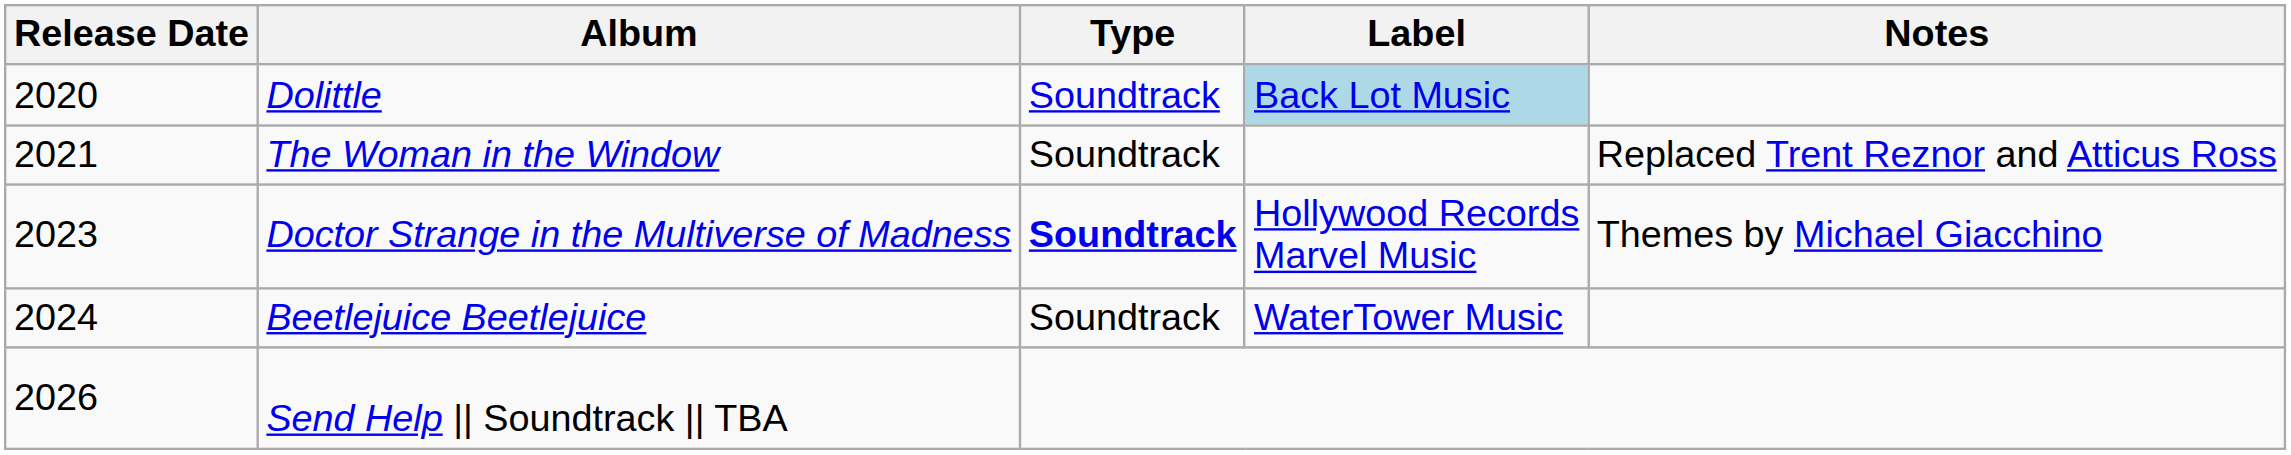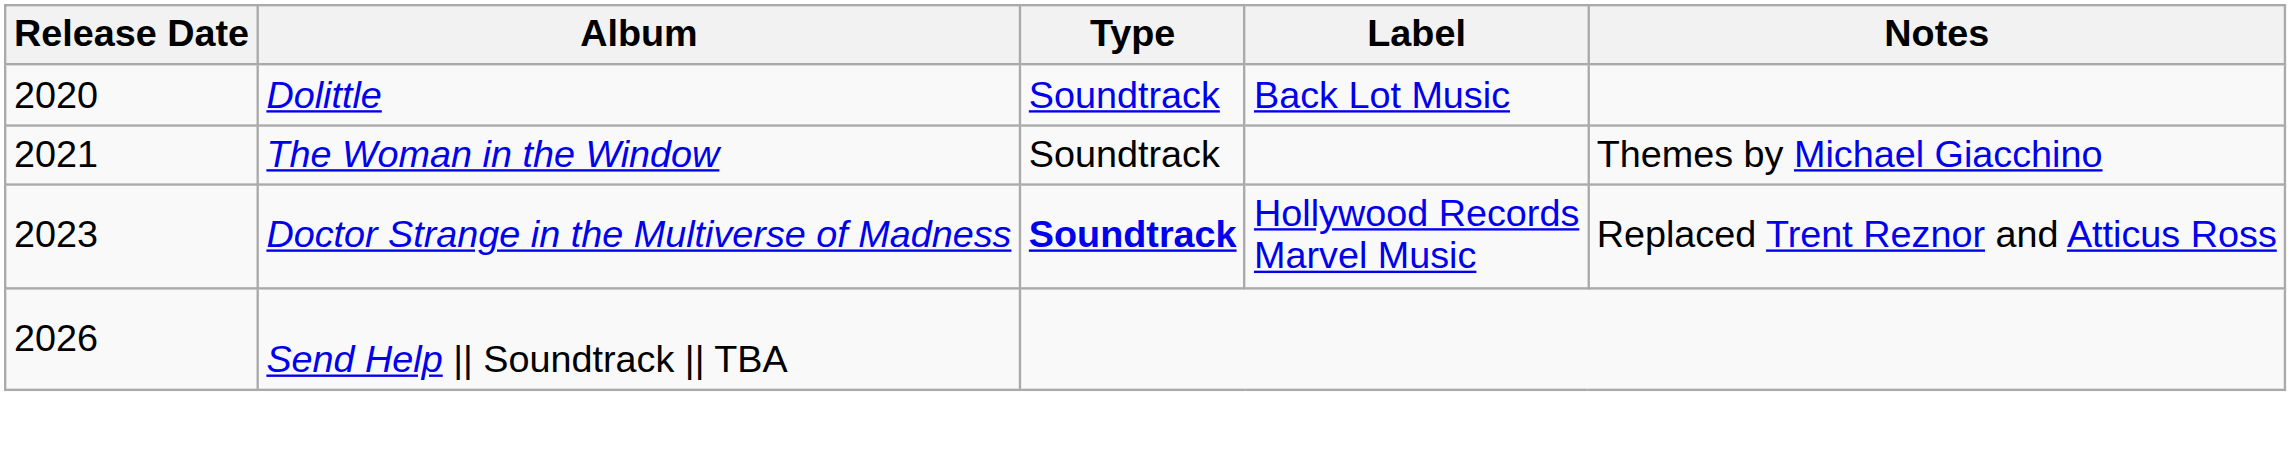(1382, 94) lightblue background -> (1382, 94) no background
(1937, 154) Replaced Trent Reznor and Atticus Ross -> (1850, 154) Themes by Michael Giacchino
(1850, 235) Themes by Michael Giacchino -> (1937, 235) Replaced Trent Reznor and Atticus Ross
- row: (456, 316)
